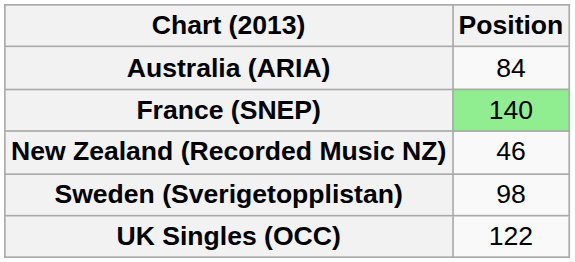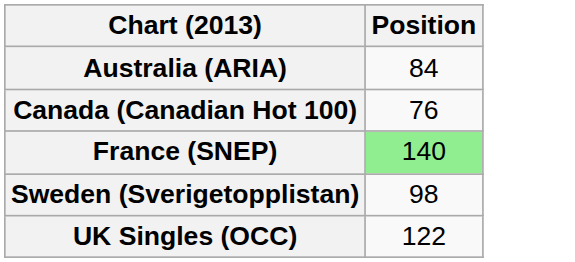+ row: (185, 109)
- row: (229, 151)
